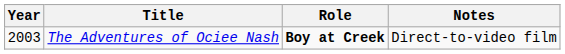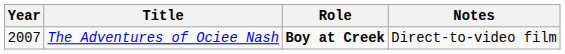(24, 38) 2003 -> (24, 38) 2007
